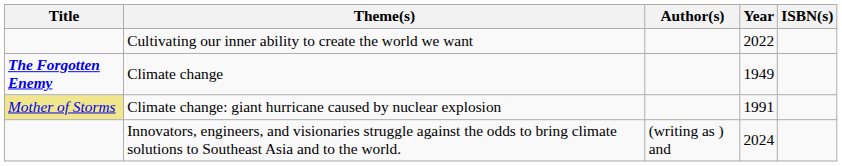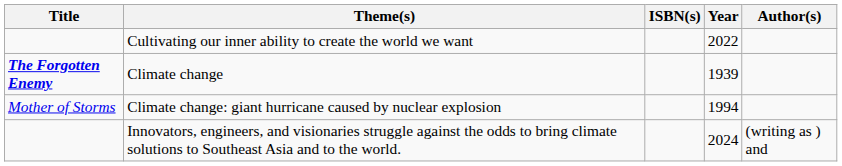columns swapped: (692, 16) <-> (807, 16)
(759, 74) 1949 -> (723, 74) 1939
(62, 107) khaki background -> (62, 107) no background
(759, 107) 1991 -> (723, 107) 1994
